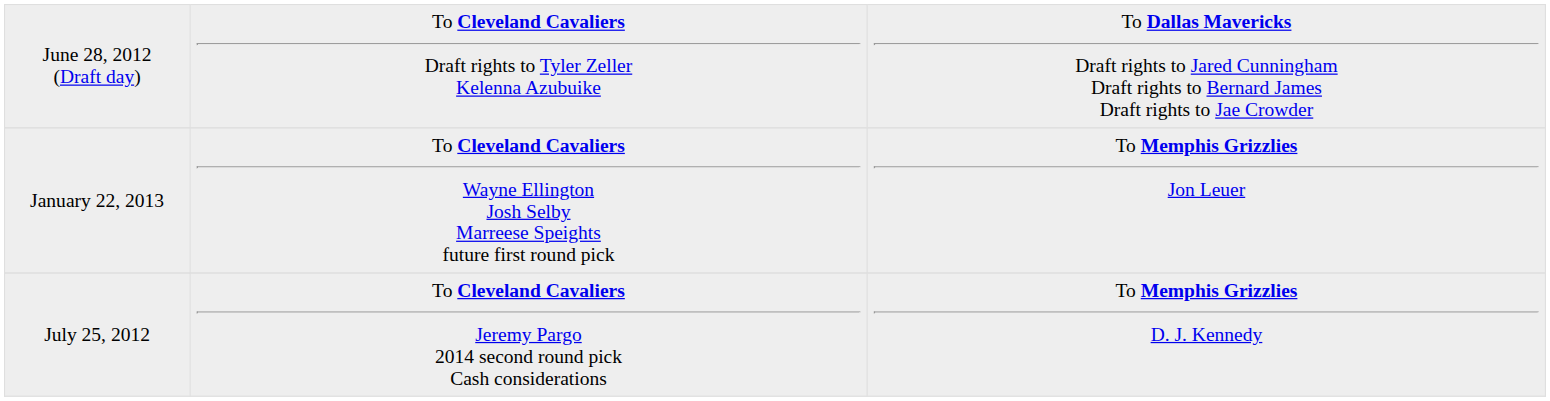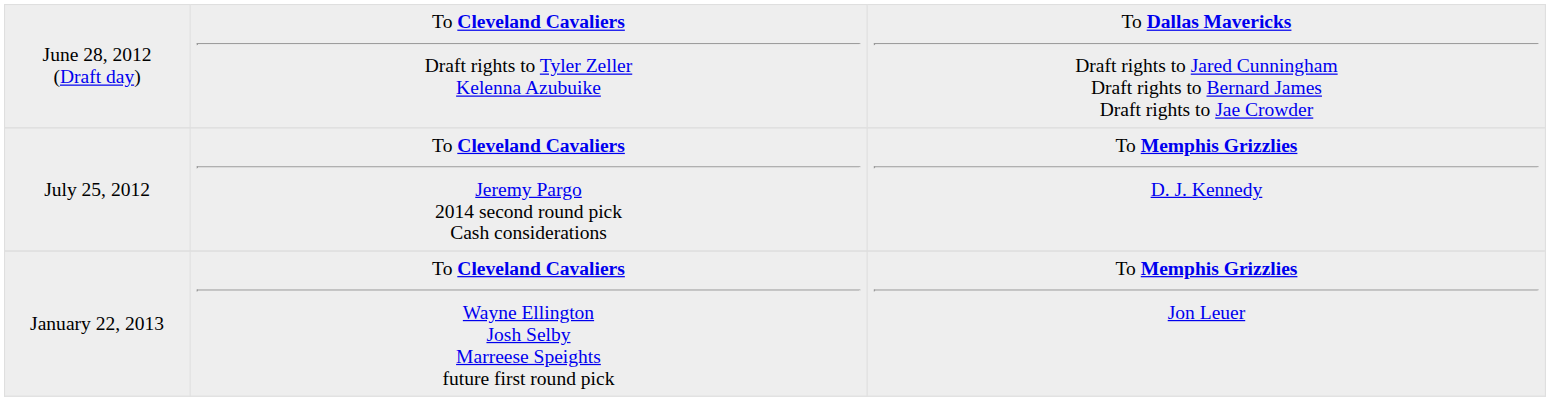rows swapped: (97, 334) <-> (97, 200)
